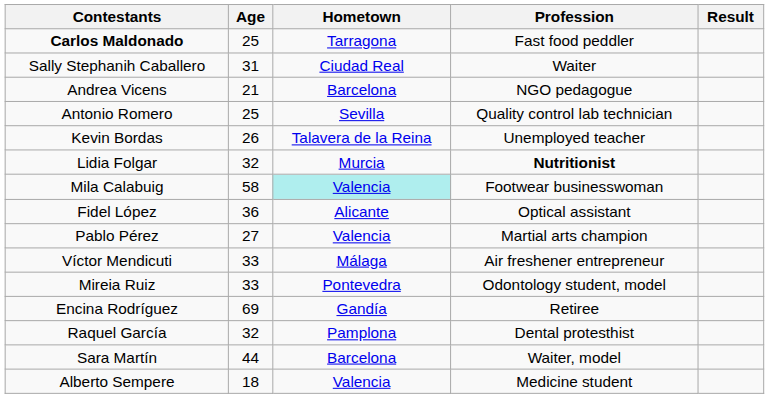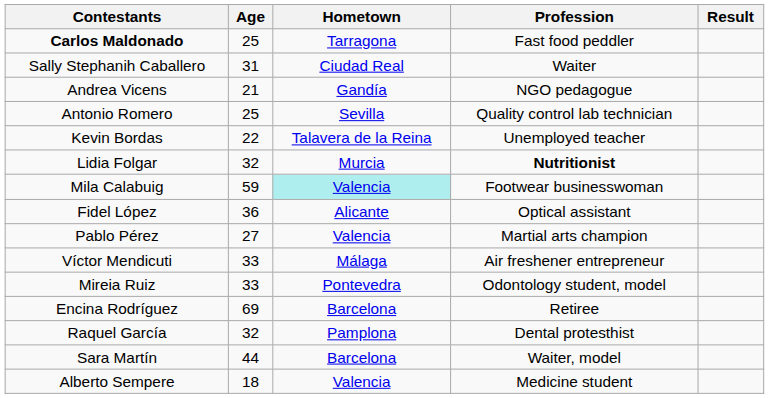(362, 90) Barcelona -> (362, 90) Gandía
(250, 138) 26 -> (250, 138) 22
(250, 187) 58 -> (250, 187) 59
(362, 308) Gandía -> (362, 308) Barcelona
